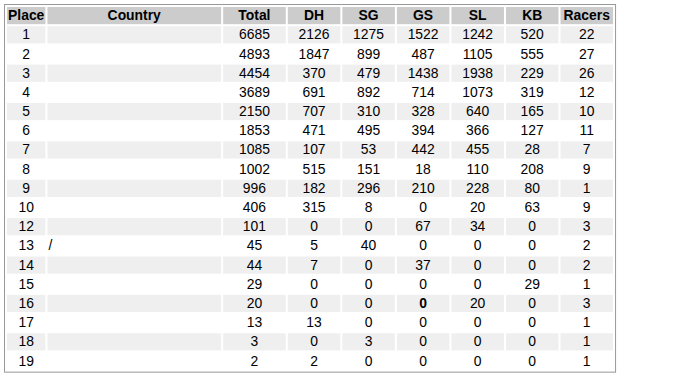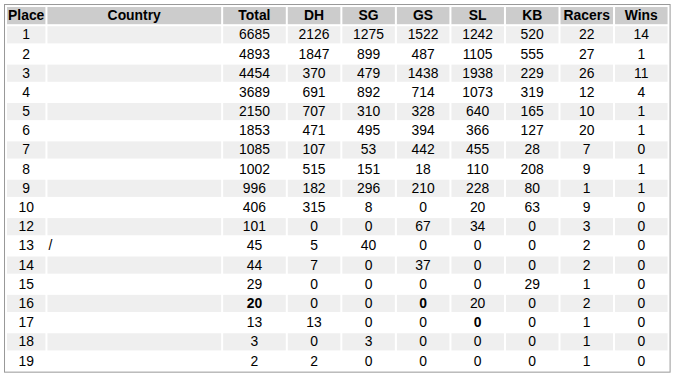+ column: (641, 16)
(587, 131) 11 -> (587, 131) 20
(254, 303) normal -> (254, 303) bold
(587, 303) 3 -> (587, 303) 2
(478, 323) normal -> (478, 323) bold
